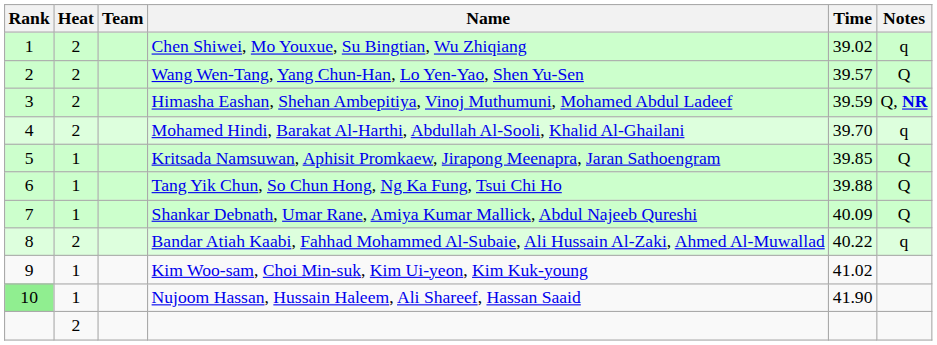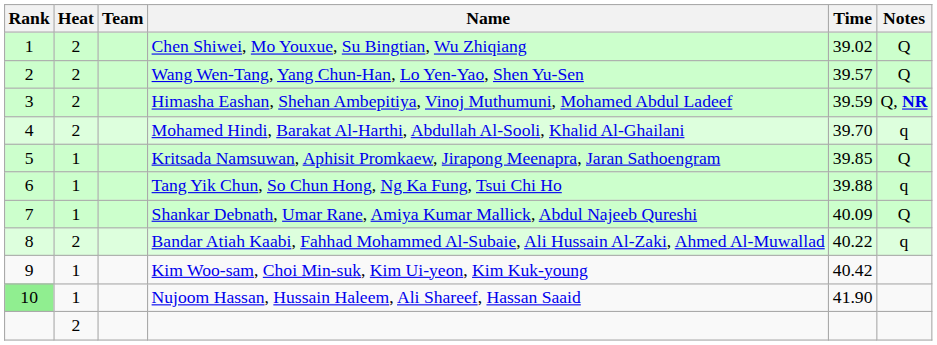(904, 46) q -> (904, 46) Q
(904, 185) Q -> (904, 185) q
(853, 269) 41.02 -> (853, 269) 40.42
